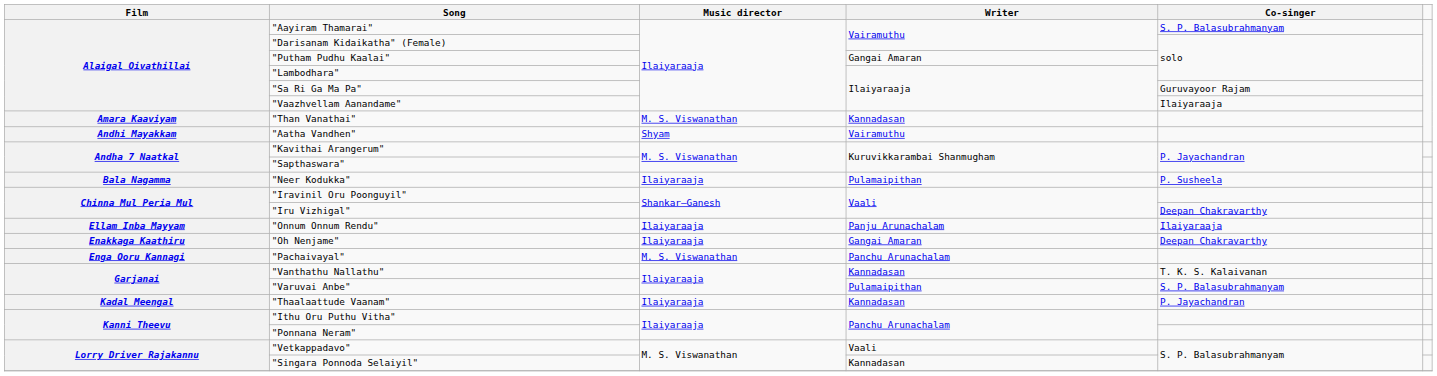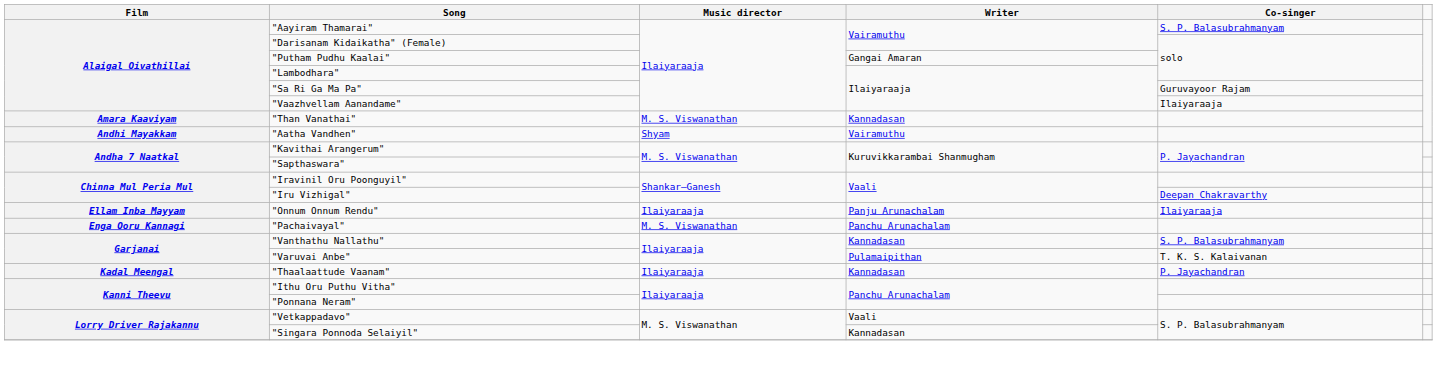- row: (311, 180)
- row: (305, 241)
(1214, 271) T. K. S. Kalaivanan -> (1222, 241) S. P. Balasubrahmanyam
(1222, 287) S. P. Balasubrahmanyam -> (1214, 256) T. K. S. Kalaivanan
